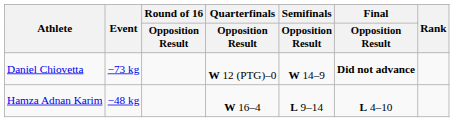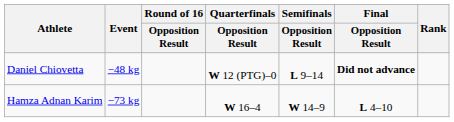(123, 69) −73 kg -> (123, 69) −48 kg
(307, 75) W 14–9 -> (307, 75) L 9–14
(123, 101) −48 kg -> (123, 101) −73 kg
(307, 107) L 9–14 -> (307, 107) W 14–9
